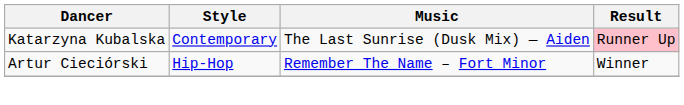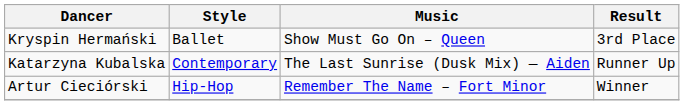+ row: (82, 40)
(636, 40) pink background -> (636, 64) no background
